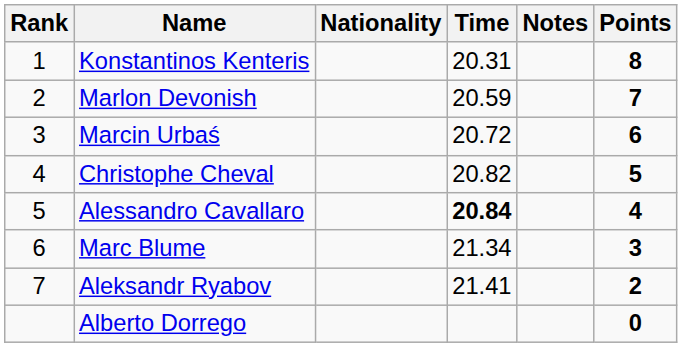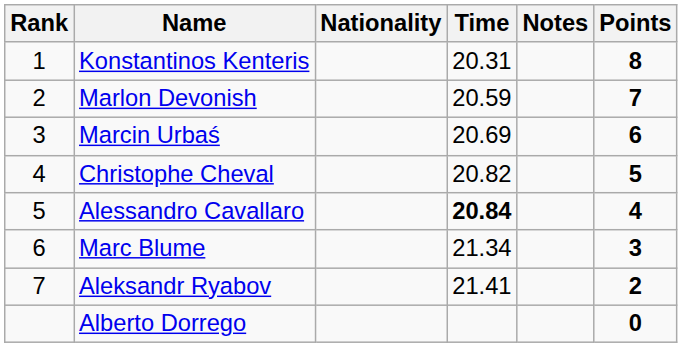(482, 135) 20.72 -> (482, 135) 20.69
